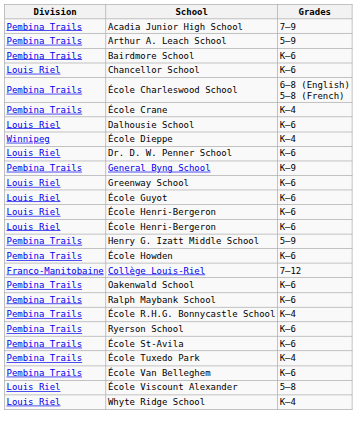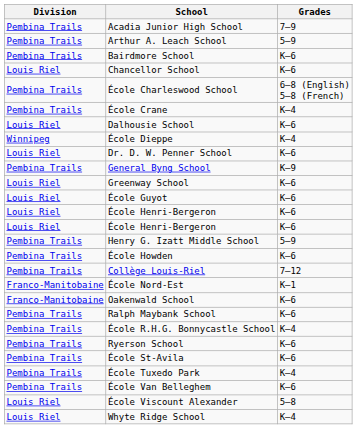(55, 271) Franco-Manitobaine -> (44, 271) Pembina Trails
+ row: (146, 285)
(44, 285) Pembina Trails -> (55, 300) Franco-Manitobaine
